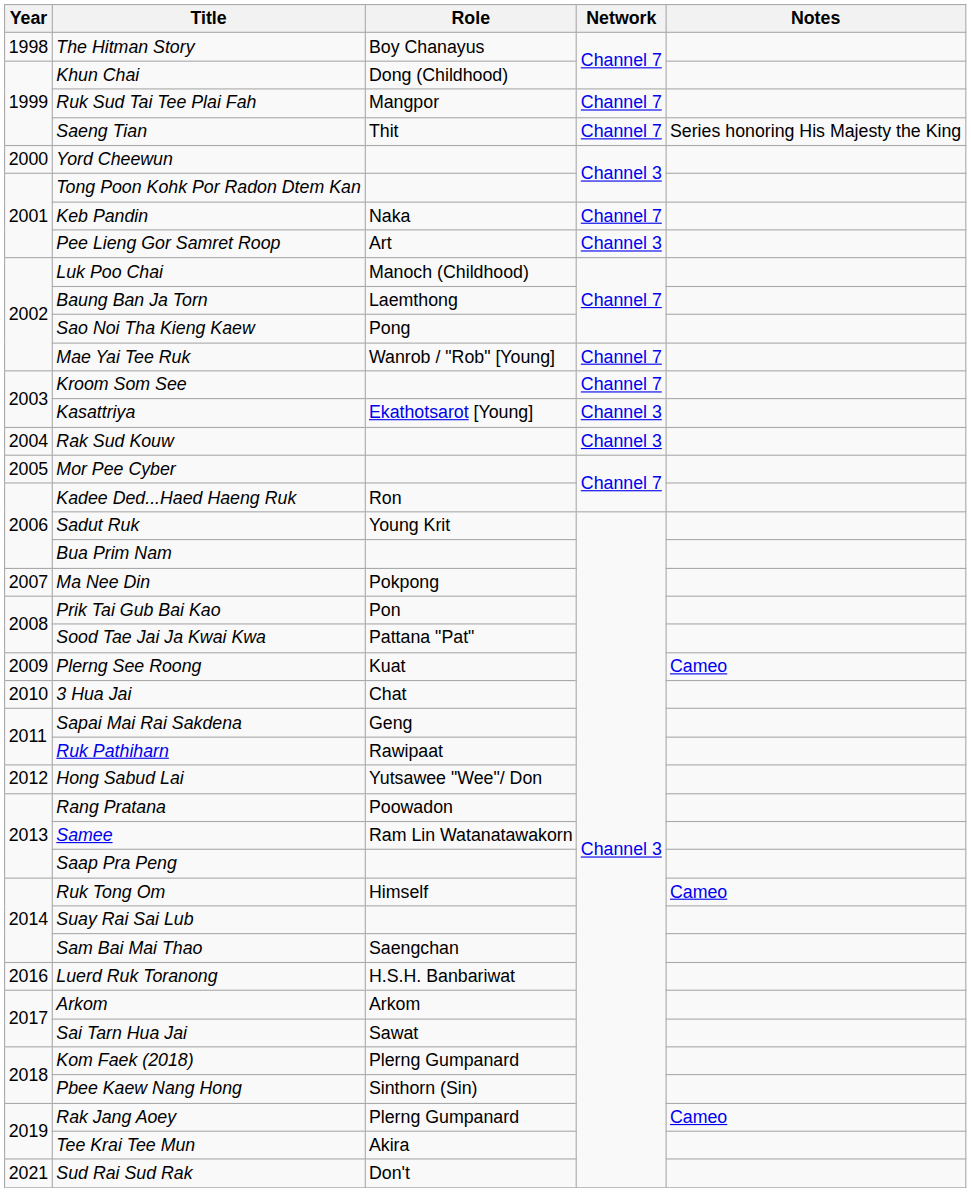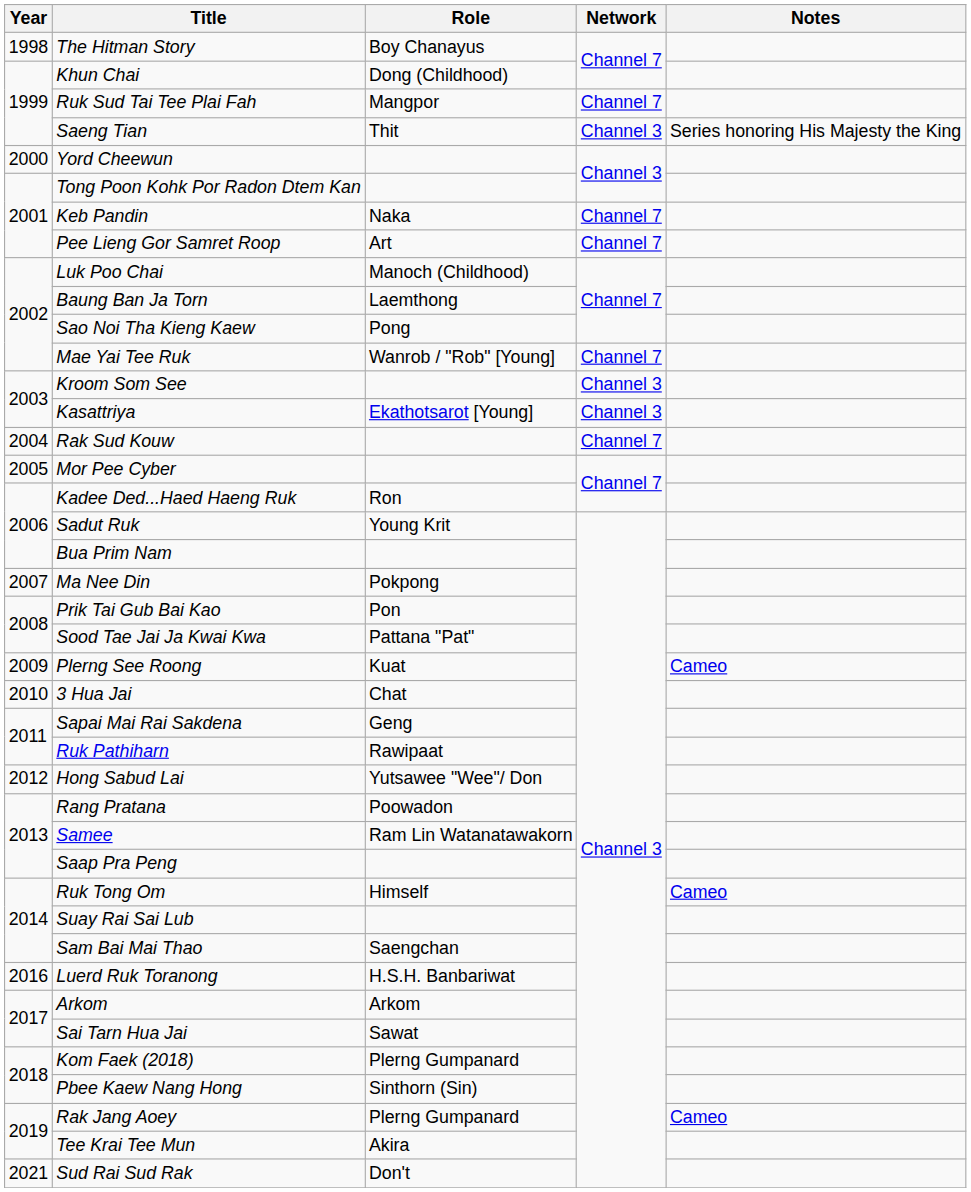(621, 131) Channel 7 -> (621, 131) Channel 3
(621, 243) Channel 3 -> (621, 243) Channel 7
(621, 384) Channel 7 -> (621, 384) Channel 3
(621, 441) Channel 3 -> (621, 441) Channel 7
